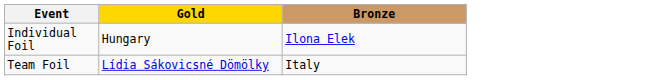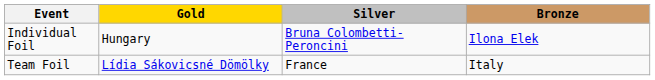+ column: (374, 14)
